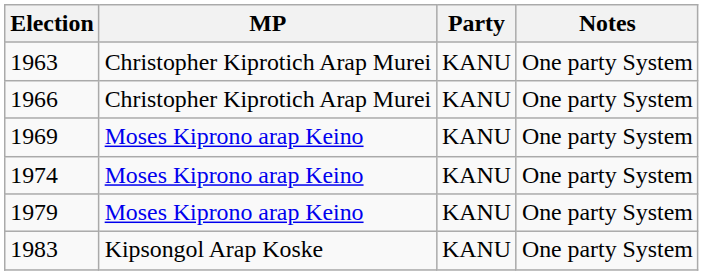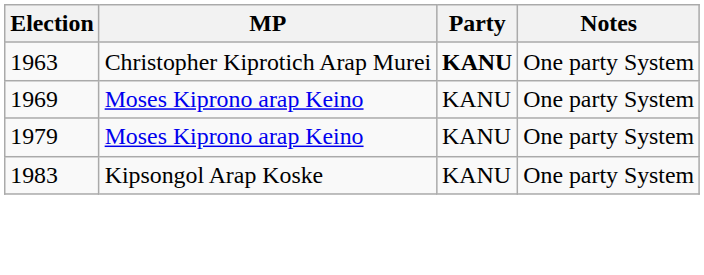(477, 61) normal -> (477, 61) bold
- row: (34, 99)
- row: (34, 174)
